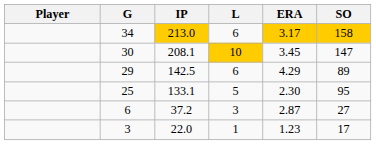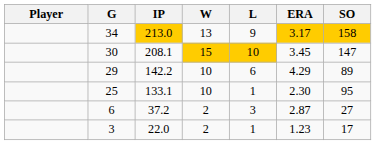+ column: (206, 14)
(236, 33) 6 -> (253, 33) 9
(182, 71) 142.5 -> (159, 71) 142.2
(236, 91) 5 -> (253, 91) 1
